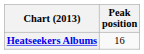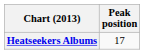(120, 40) 16 -> (120, 40) 17
